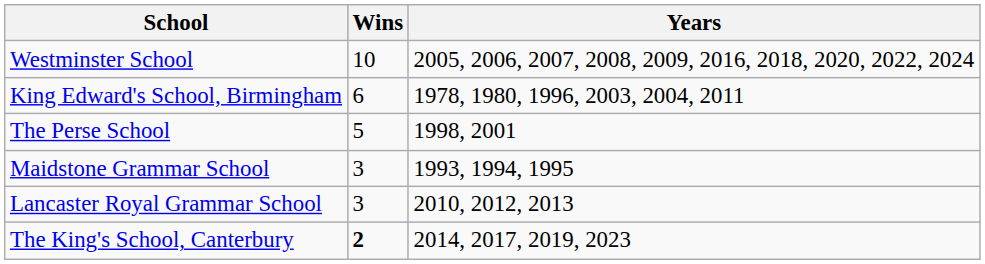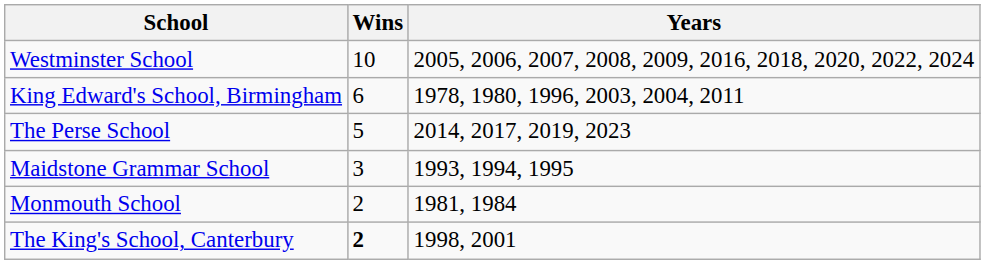(465, 131) 1998, 2001 -> (522, 131) 2014, 2017, 2019, 2023
- row: (166, 204)
+ row: (95, 204)
(522, 240) 2014, 2017, 2019, 2023 -> (465, 240) 1998, 2001
